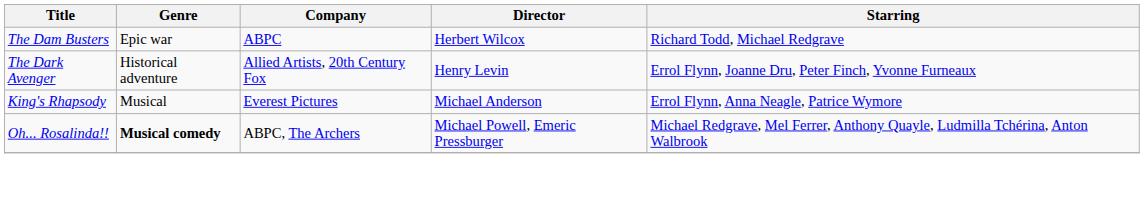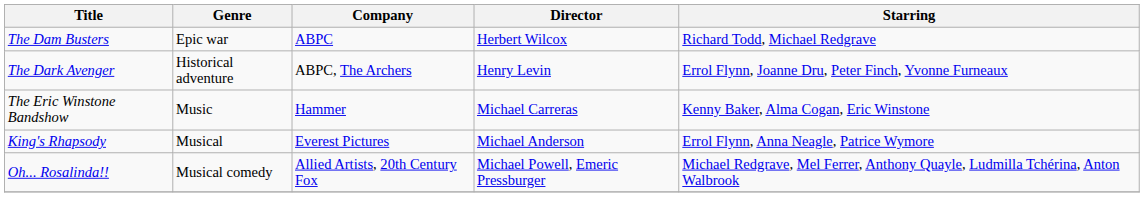(324, 70) Allied Artists, 20th Century Fox -> (353, 70) ABPC, The Archers
+ row: (62, 109)
(170, 132) bold -> (224, 172) normal
(302, 132) ABPC, The Archers -> (376, 172) Allied Artists, 20th Century Fox
